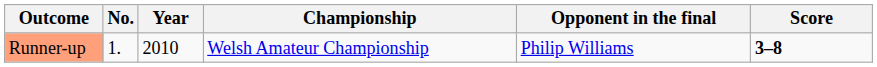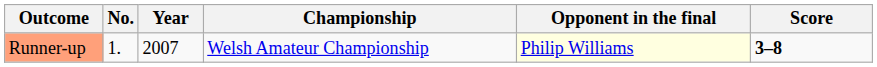(161, 47) 2010 -> (161, 47) 2007
(577, 47) no background -> (577, 47) lightyellow background
